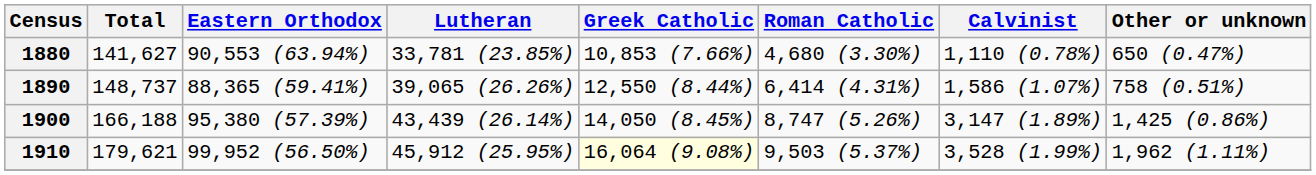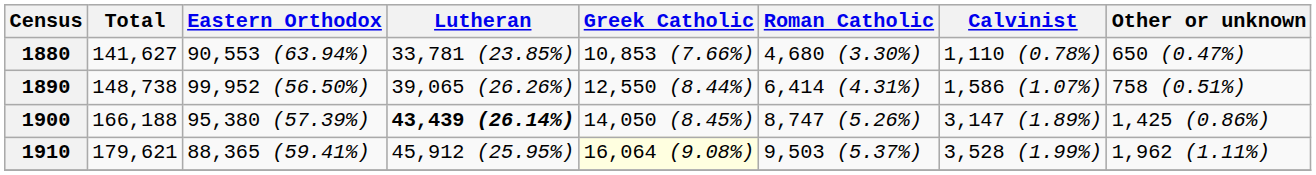(135, 87) 148,737 -> (135, 87) 148,738
(278, 87) 88,365 (59.41%) -> (278, 87) 99,952 (56.50%)
(483, 120) normal -> (483, 120) bold
(278, 154) 99,952 (56.50%) -> (278, 154) 88,365 (59.41%)
